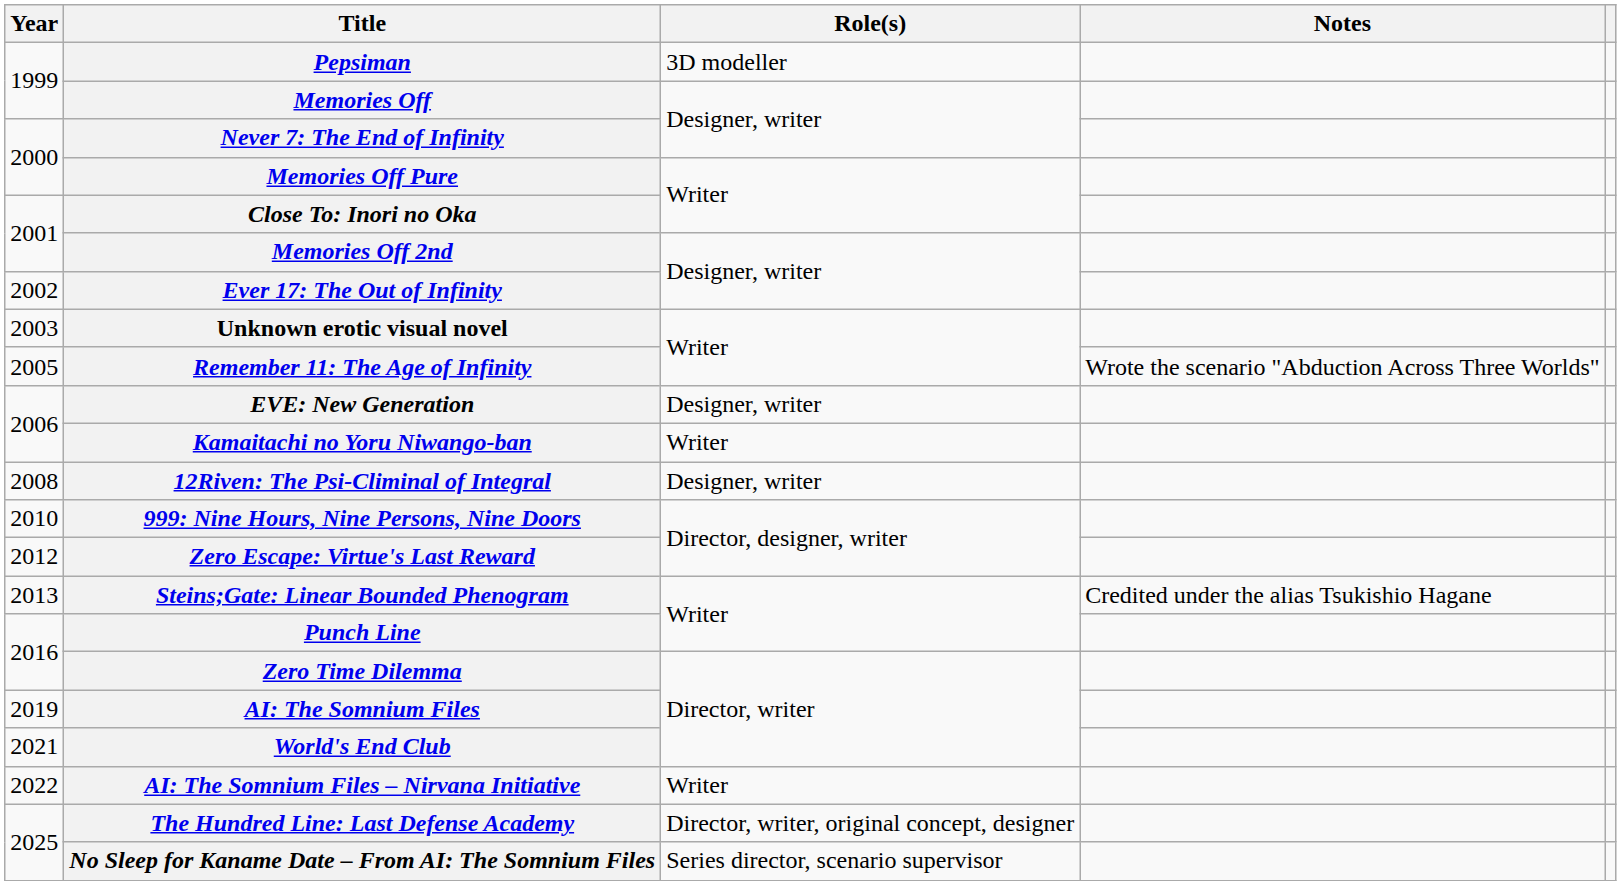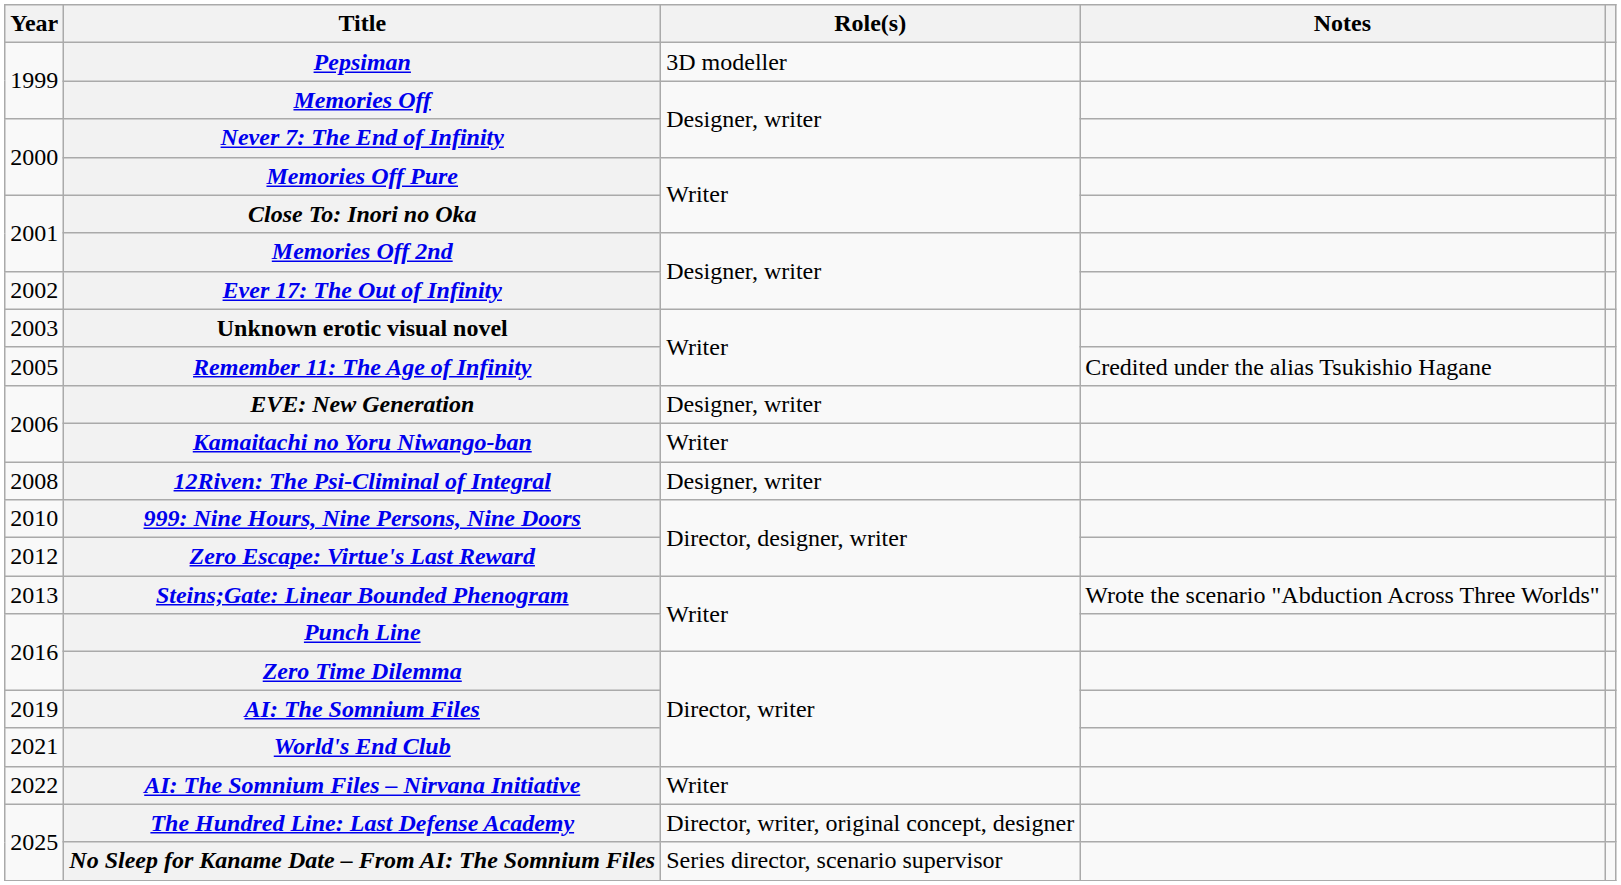(1342, 366) Wrote the scenario "Abduction Across Three Worlds" -> (1288, 366) Credited under the alias Tsukishio Hagane
(1288, 594) Credited under the alias Tsukishio Hagane -> (1342, 594) Wrote the scenario "Abduction Across Three Worlds"
